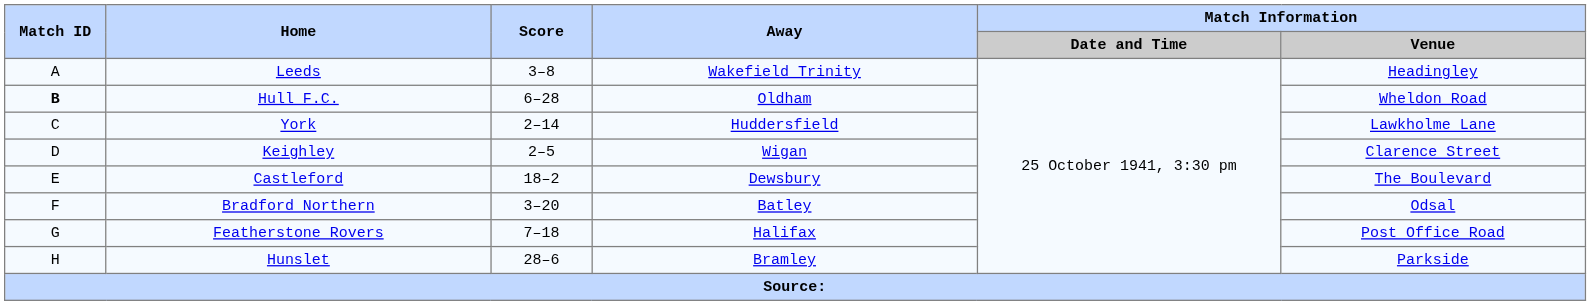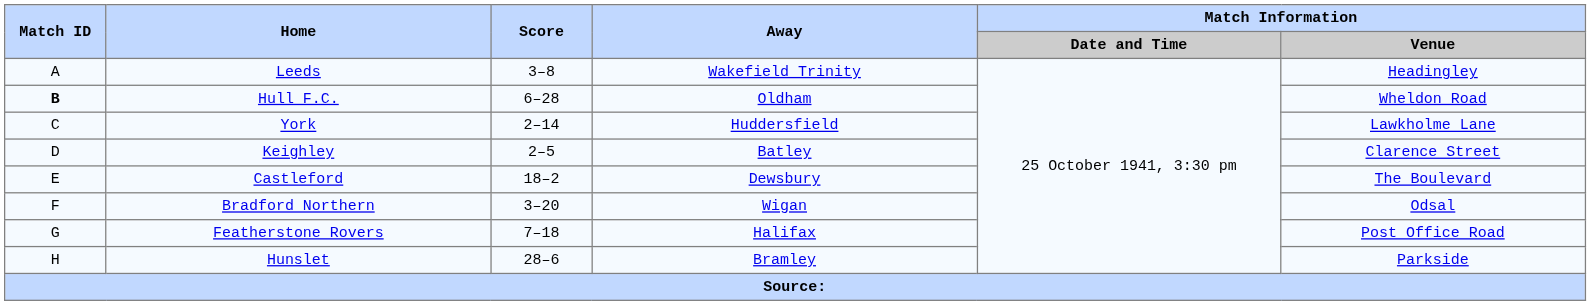(785, 152) Wigan -> (785, 152) Batley
(785, 206) Batley -> (785, 206) Wigan
